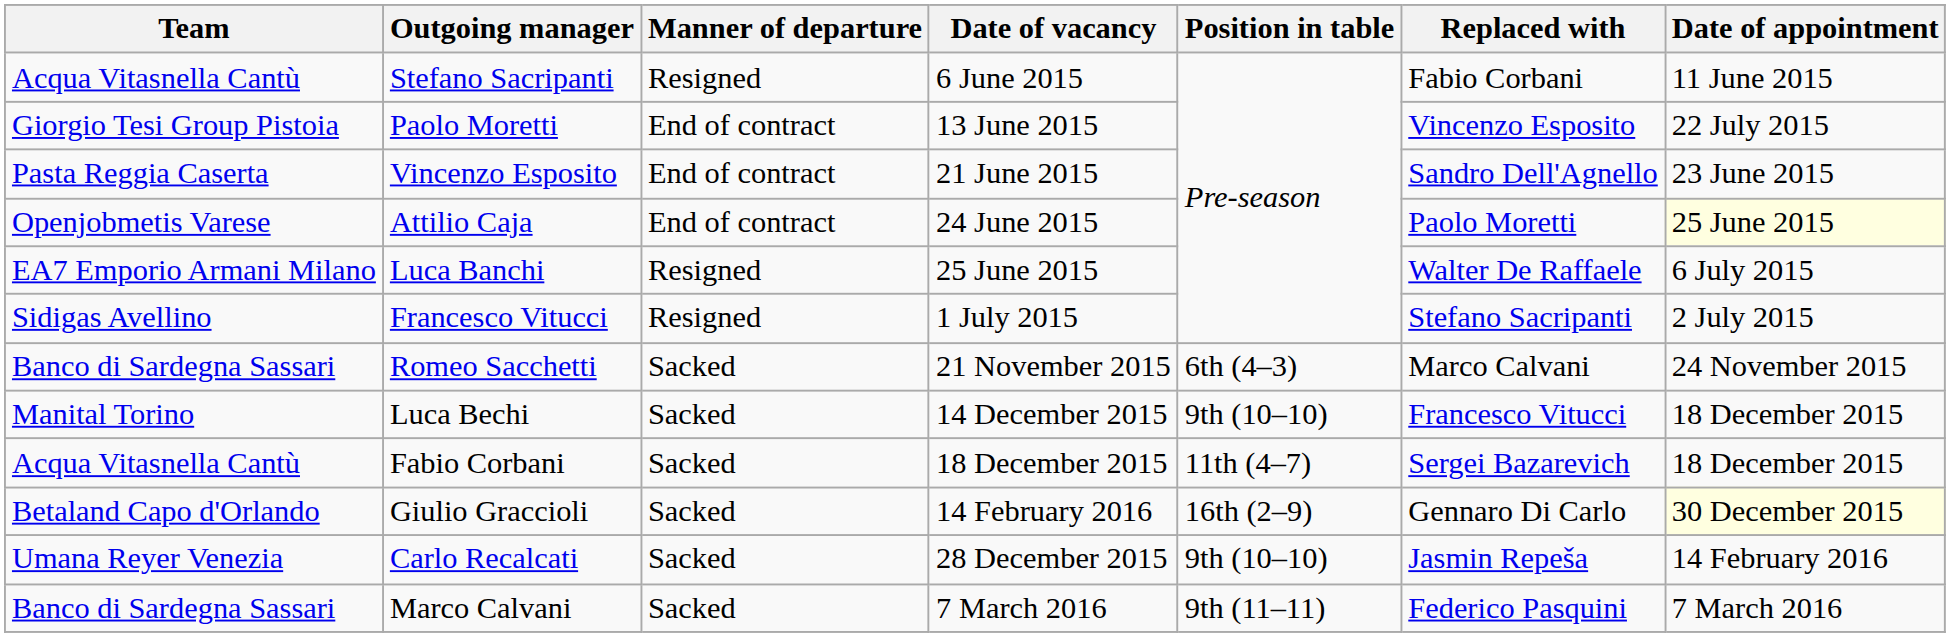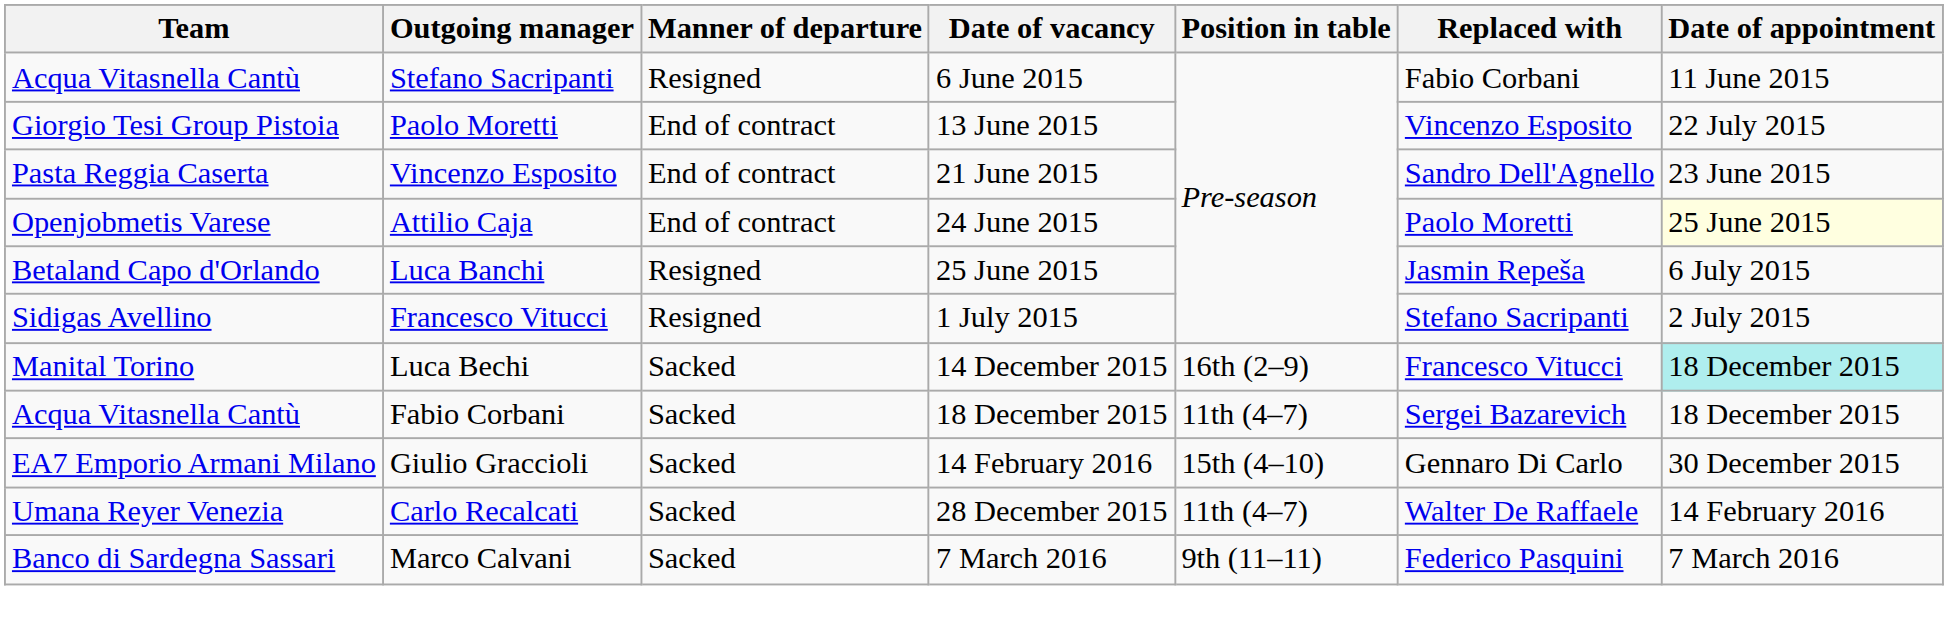(194, 269) EA7 Emporio Armani Milano -> (166, 269) Betaland Capo d'Orlando
(1525, 269) Walter De Raffaele -> (1495, 269) Jasmin Repeša
- row: (493, 366)
(1256, 414) 9th (10–10) -> (1245, 366) 16th (2–9)
(1787, 414) no background -> (1784, 366) paleturquoise background
(166, 510) Betaland Capo d'Orlando -> (194, 462) EA7 Emporio Armani Milano
(1249, 510) 16th (2–9) -> (1253, 462) 15th (4–10)
(1787, 510) lightyellow background -> (1784, 462) no background
(1256, 558) 9th (10–10) -> (1245, 510) 11th (4–7)
(1498, 558) Jasmin Repeša -> (1522, 510) Walter De Raffaele
